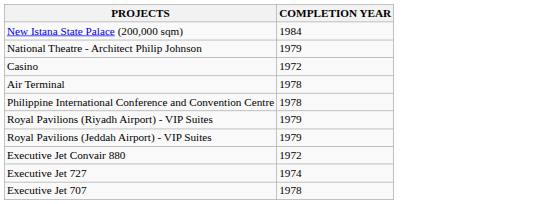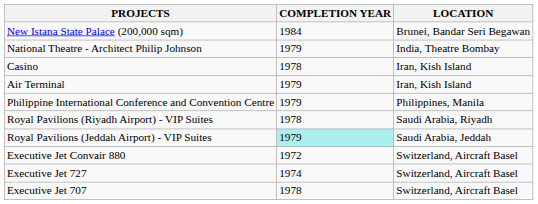+ column: (463, 13)
(290, 66) 1972 -> (290, 66) 1978
(290, 84) 1978 -> (290, 84) 1979
(290, 102) 1978 -> (290, 102) 1979
(290, 119) 1979 -> (290, 119) 1978
(290, 137) no background -> (290, 137) paleturquoise background
